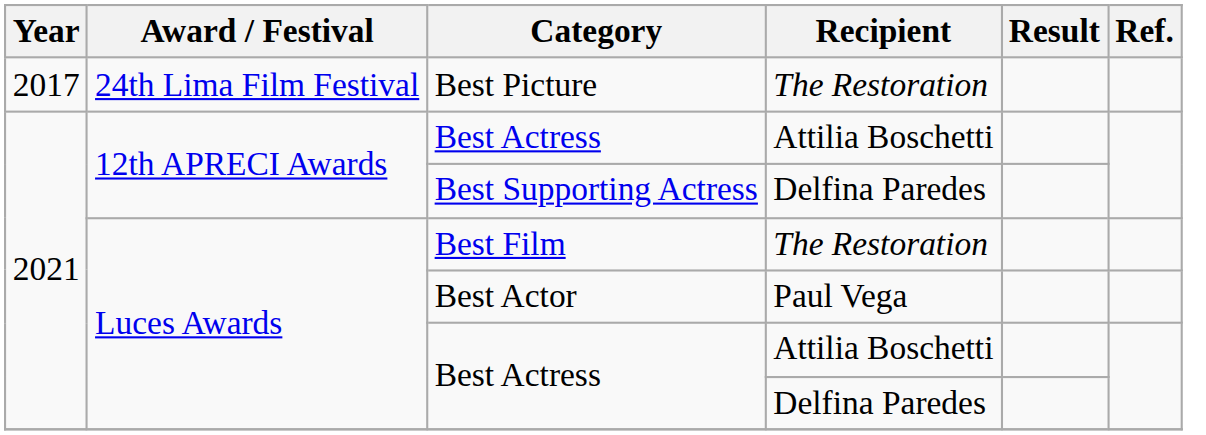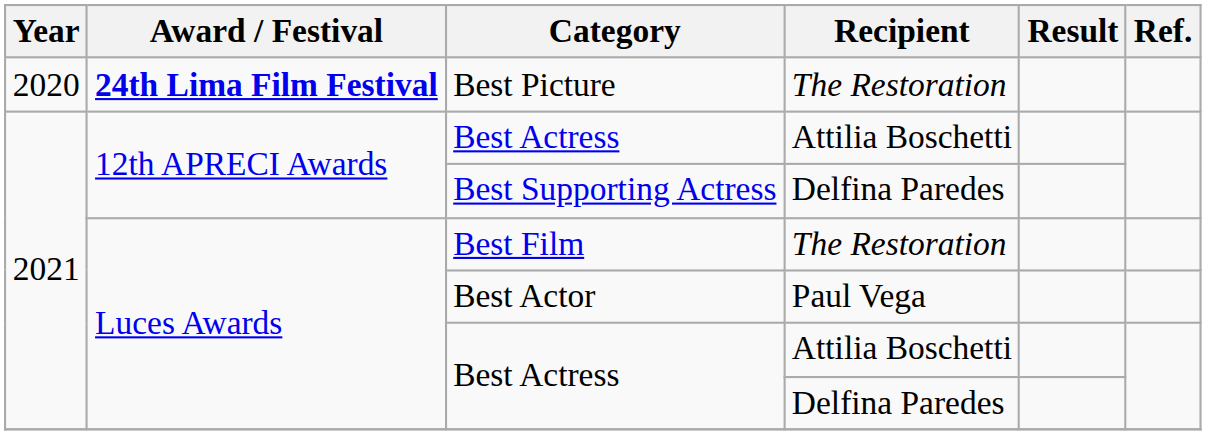(46, 84) 2017 -> (46, 84) 2020
(257, 84) normal -> (266, 84) bold
